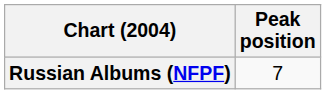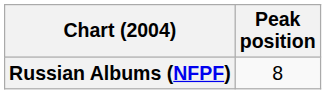(278, 72) 7 -> (278, 72) 8
